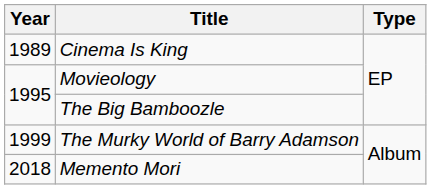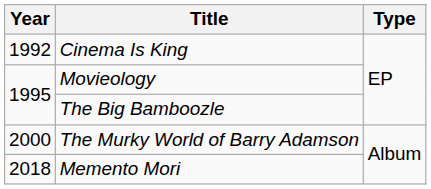(30, 49) 1989 -> (30, 49) 1992
(30, 139) 1999 -> (30, 139) 2000
